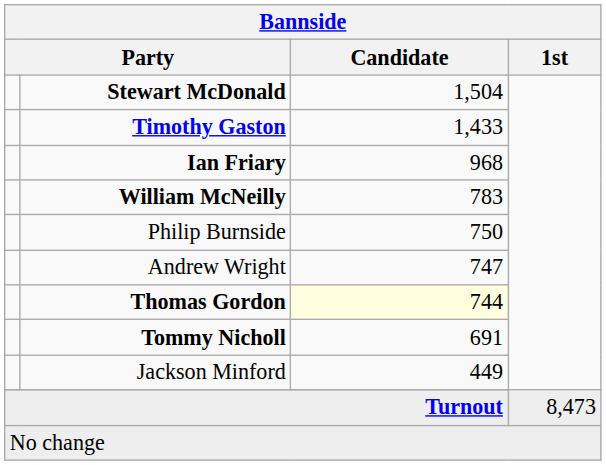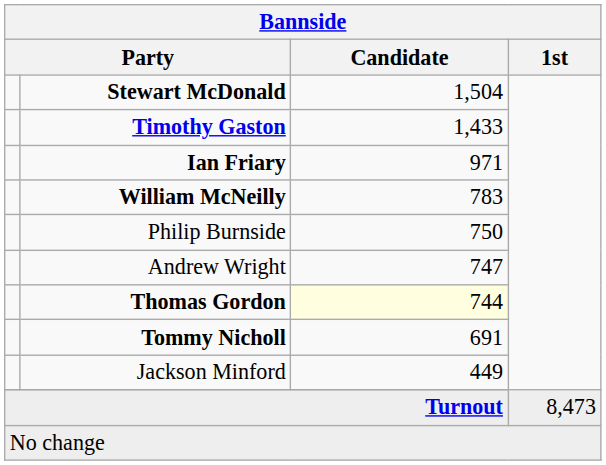(486, 162) 968 -> (486, 162) 971
